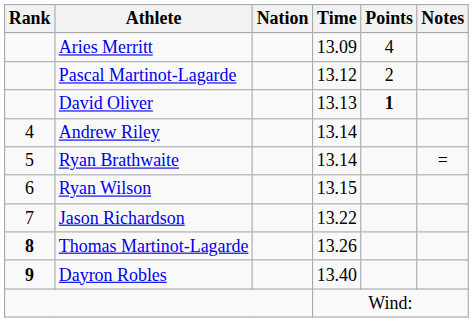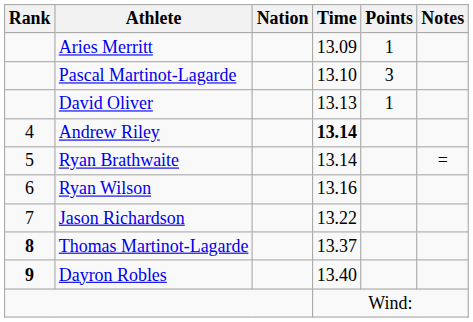(389, 47) 4 -> (389, 47) 1
(337, 75) 13.12 -> (337, 75) 13.10
(389, 75) 2 -> (389, 75) 3
(389, 103) bold -> (389, 103) normal
(337, 132) normal -> (337, 132) bold
(337, 189) 13.15 -> (337, 189) 13.16
(337, 246) 13.26 -> (337, 246) 13.37
